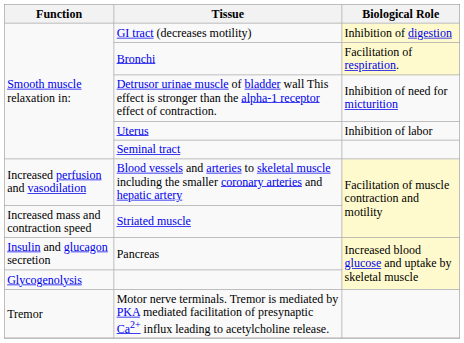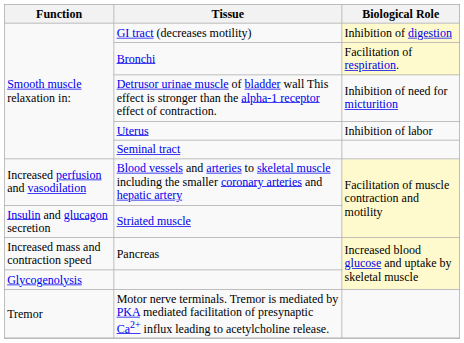(54, 221) Increased mass and contraction speed -> (57, 221) Insulin and glucagon secretion
(57, 254) Insulin and glucagon secretion -> (54, 254) Increased mass and contraction speed
